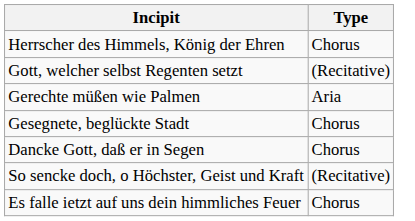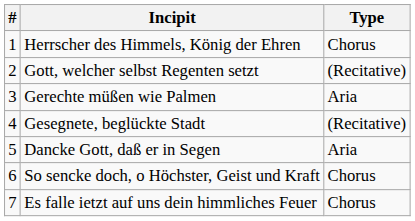+ column: (13, 17)
(336, 123) Chorus -> (367, 123) (Recitative)
(336, 149) Chorus -> (342, 149) Aria
(351, 176) (Recitative) -> (352, 176) Chorus
